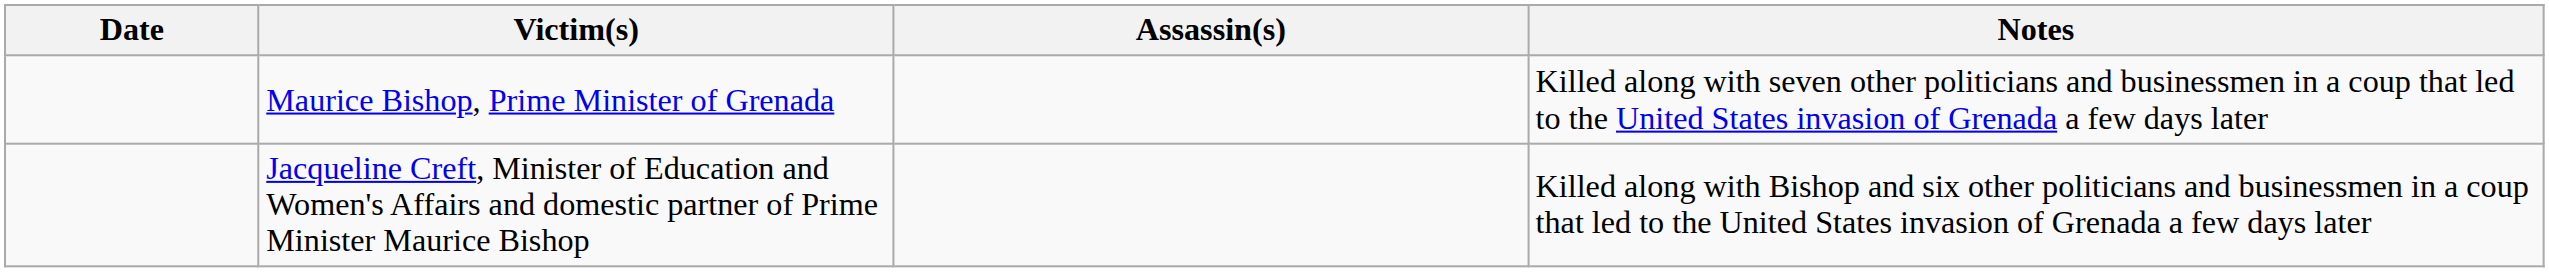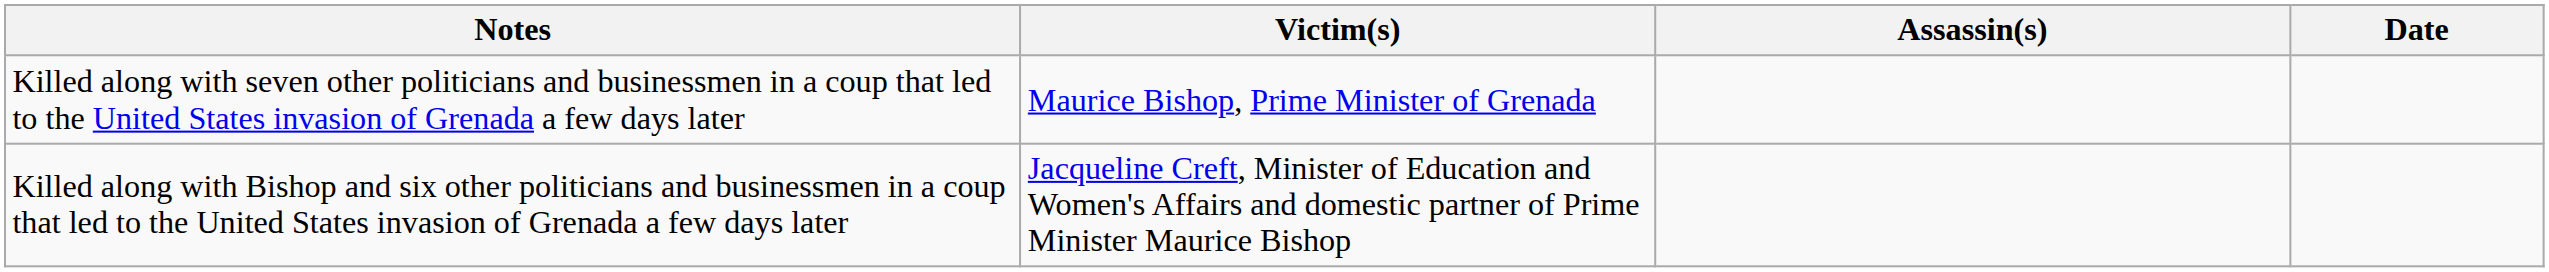columns swapped: (132, 30) <-> (2036, 30)
